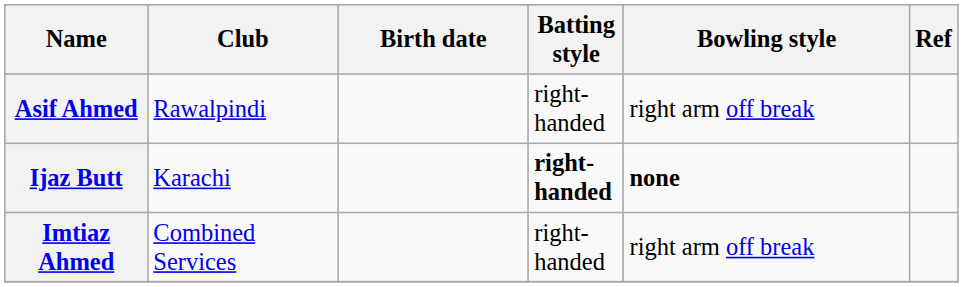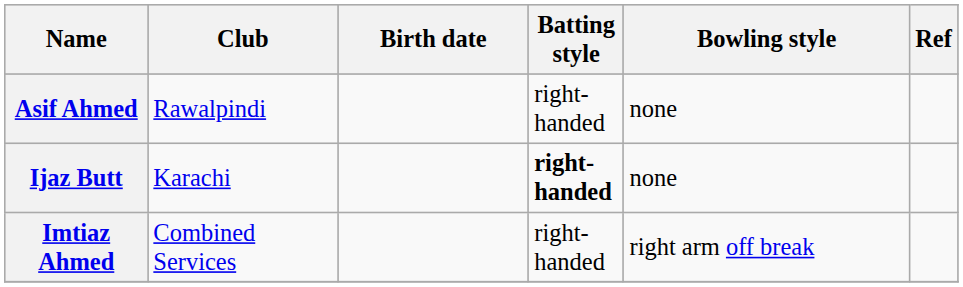(722, 108) right arm off break -> (653, 108) none
(655, 178) bold -> (653, 178) normal
